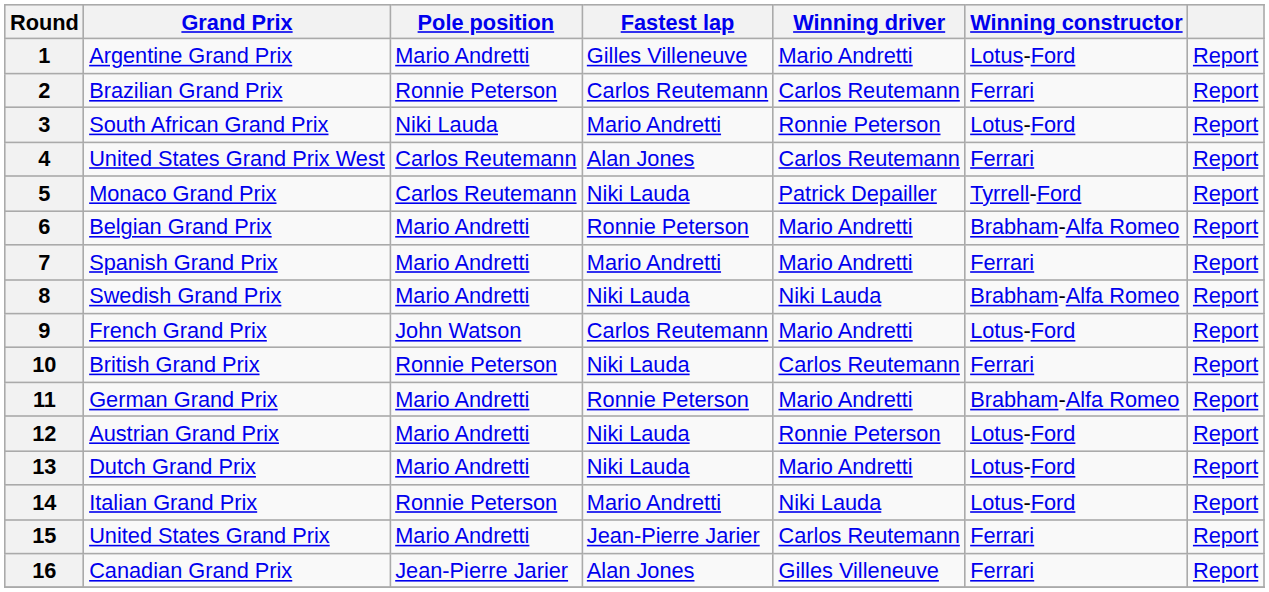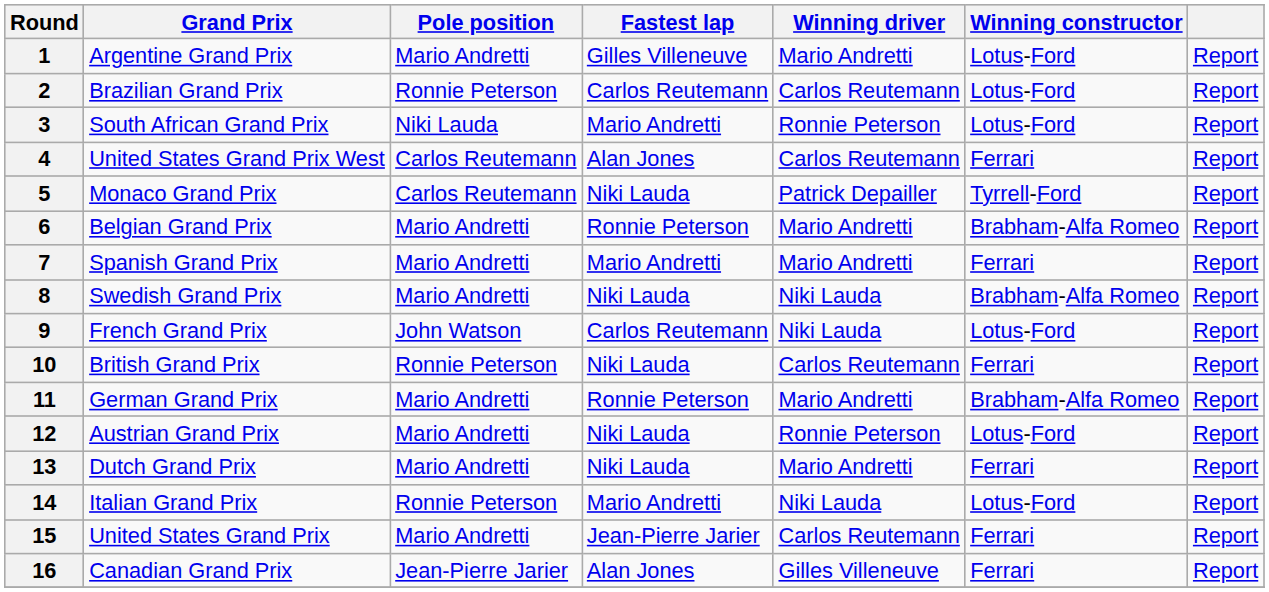(1002, 90) Ferrari -> (1023, 90) Lotus-Ford
(846, 330) Mario Andretti -> (830, 330) Niki Lauda
(1023, 467) Lotus-Ford -> (1002, 467) Ferrari
